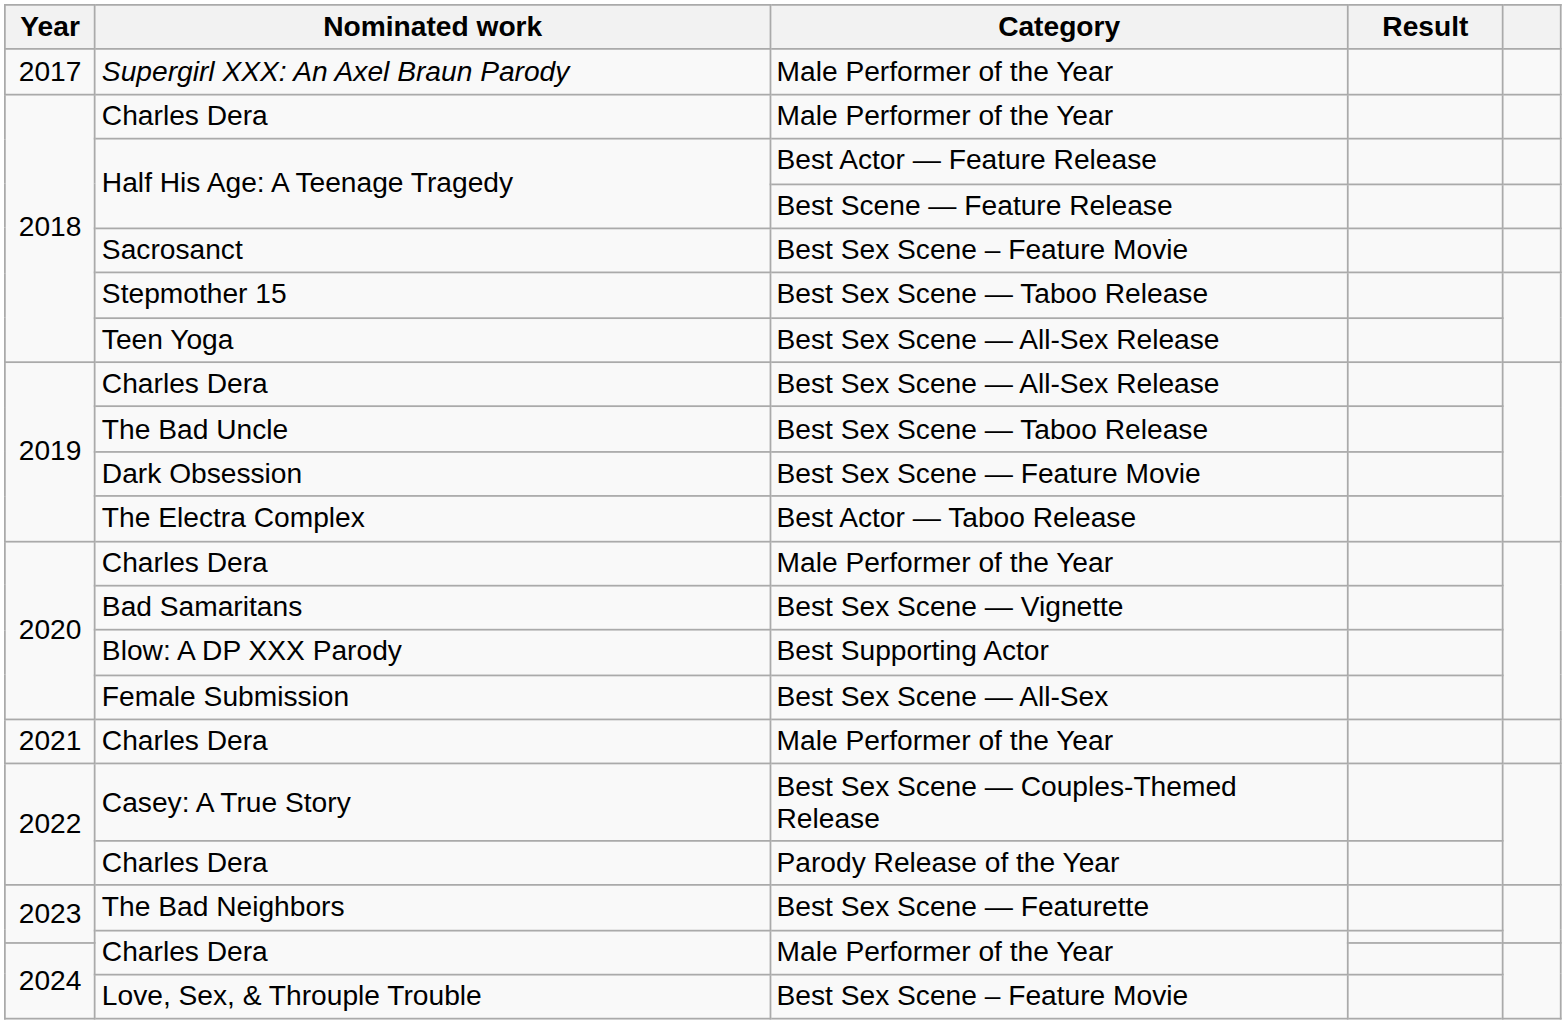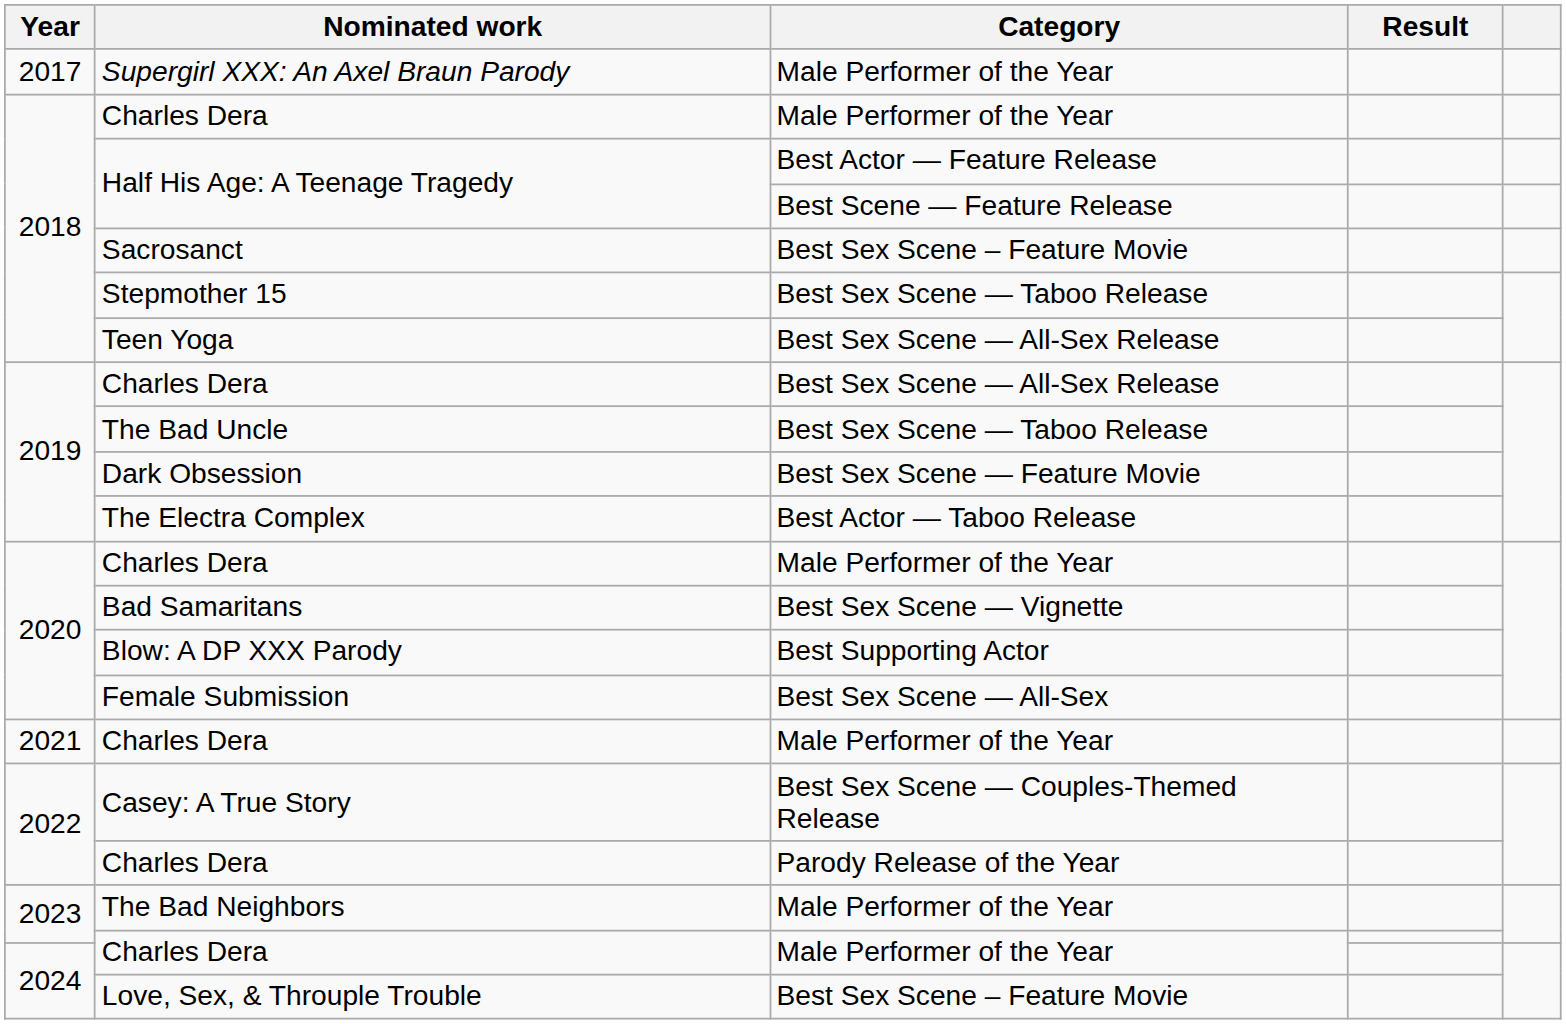(963, 907) Best Sex Scene — Featurette -> (945, 907) Male Performer of the Year
